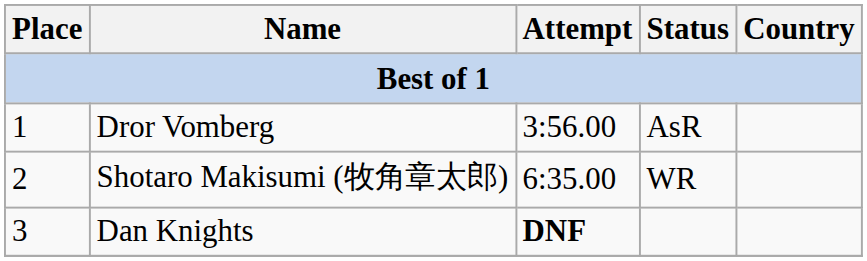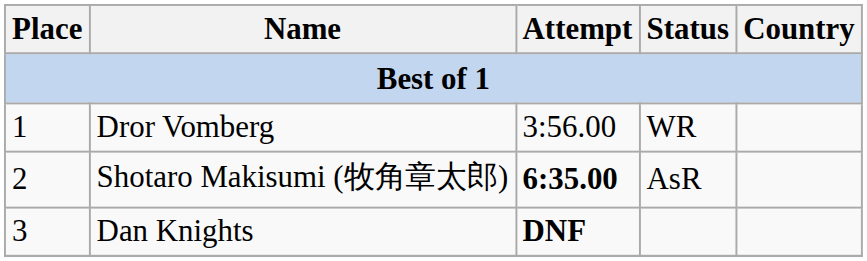(674, 126) AsR -> (671, 126) WR
(569, 178) normal -> (570, 178) bold
(671, 178) WR -> (674, 178) AsR
